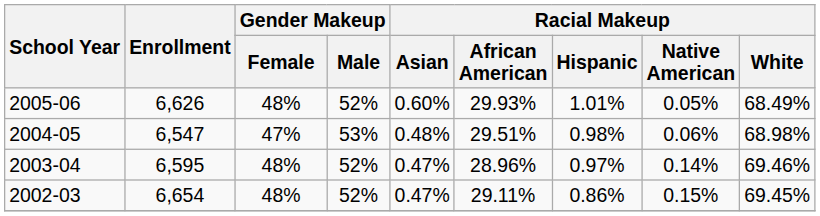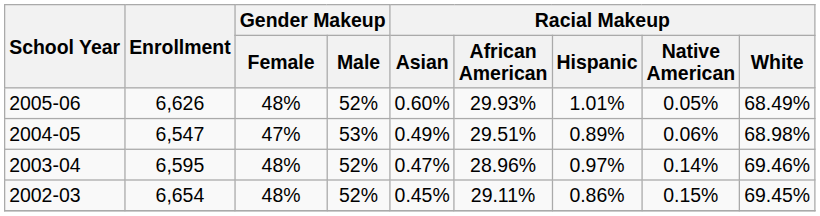(422, 134) 0.48% -> (422, 134) 0.49%
(597, 134) 0.98% -> (597, 134) 0.89%
(422, 196) 0.47% -> (422, 196) 0.45%
